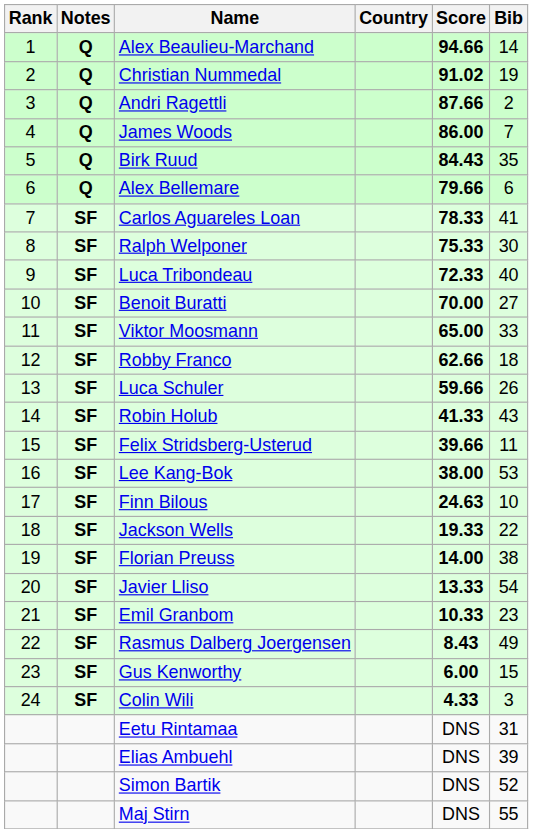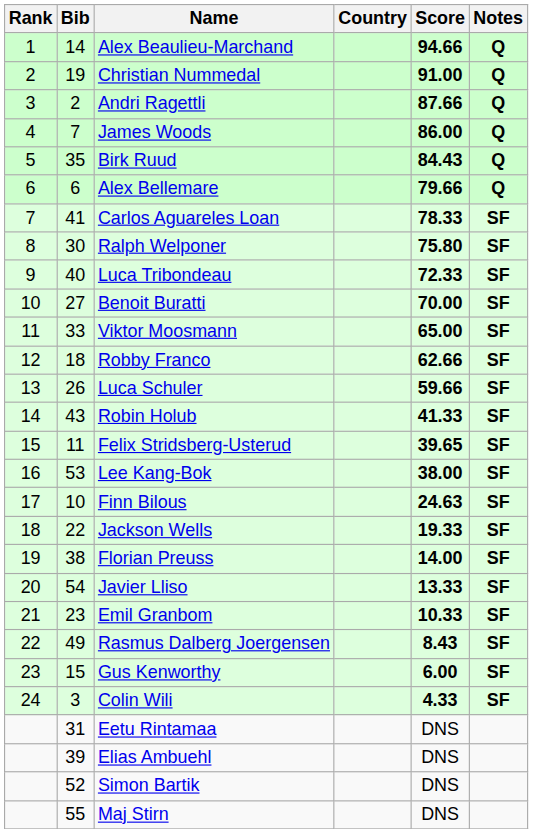columns swapped: (509, 18) <-> (86, 18)
(461, 75) 91.02 -> (440, 75) 91.00
(461, 246) 75.33 -> (440, 246) 75.80
(461, 445) 39.66 -> (440, 445) 39.65
